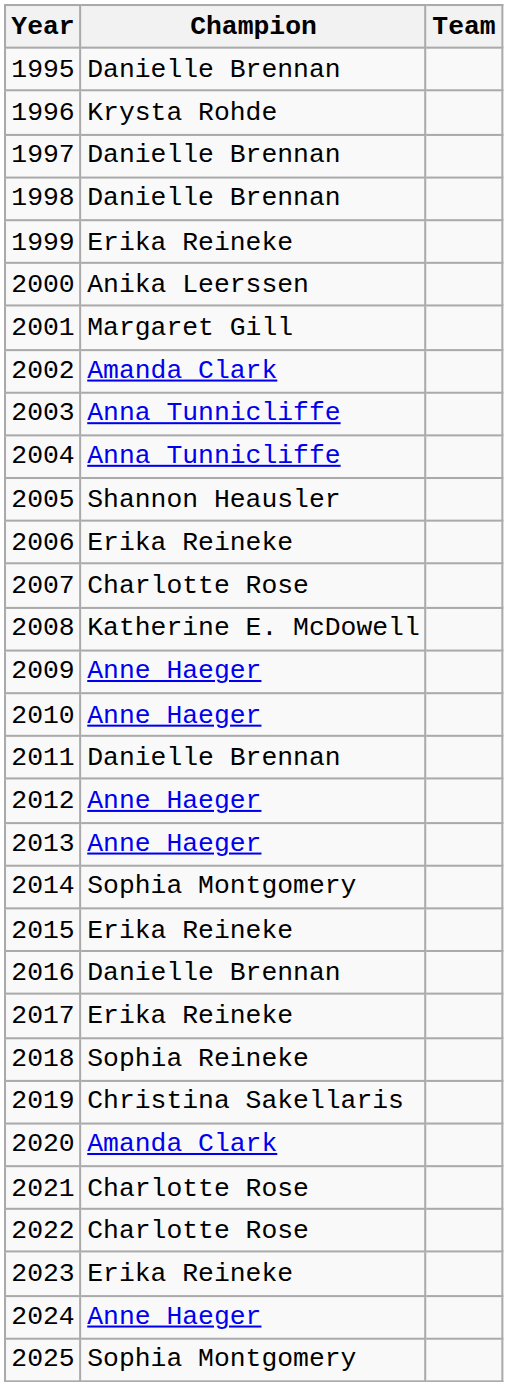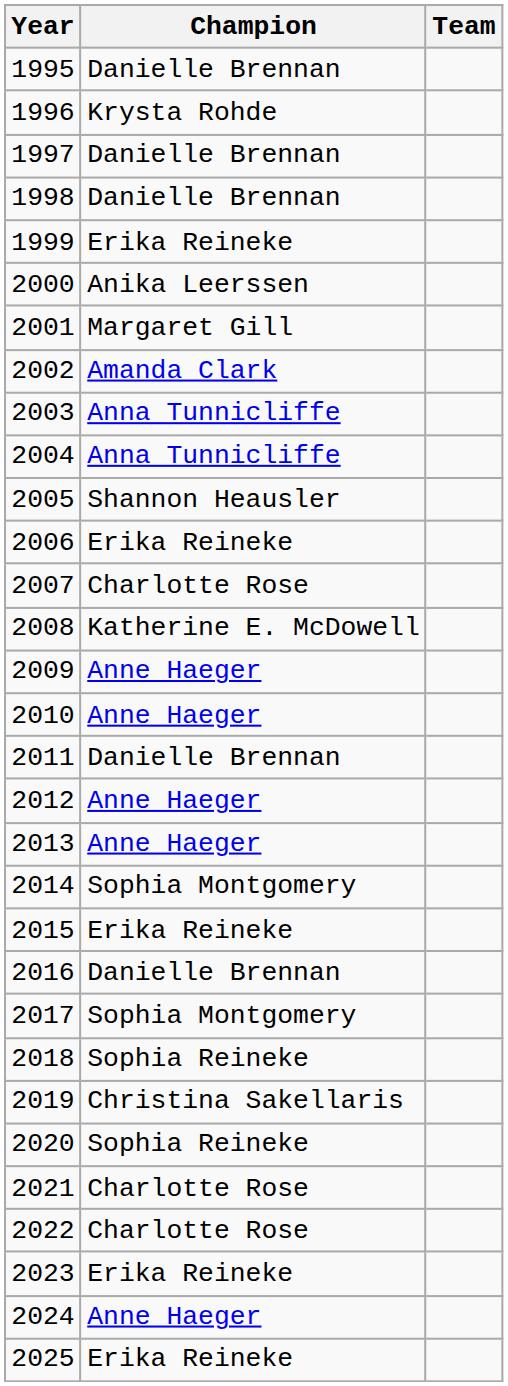(190, 1016) Erika Reineke -> (222, 1016) Sophia Montgomery
(182, 1145) Amanda Clark -> (198, 1145) Sophia Reineke
(222, 1360) Sophia Montgomery -> (190, 1360) Erika Reineke
